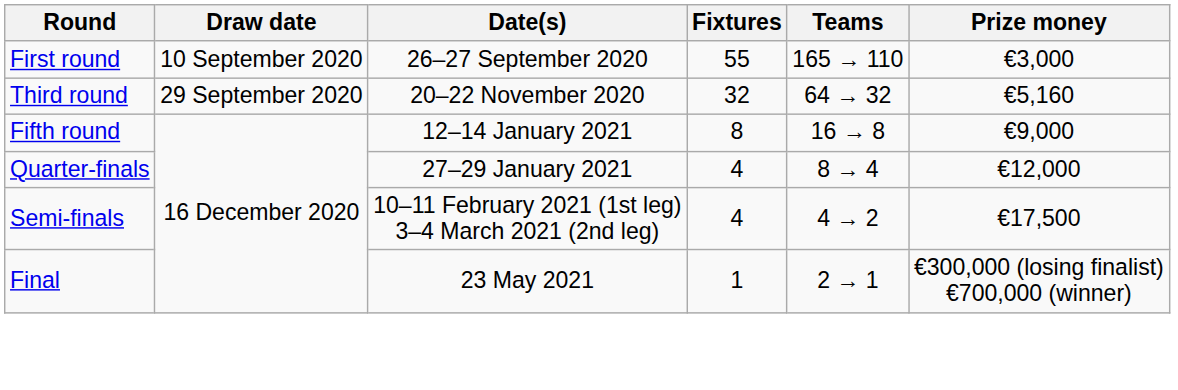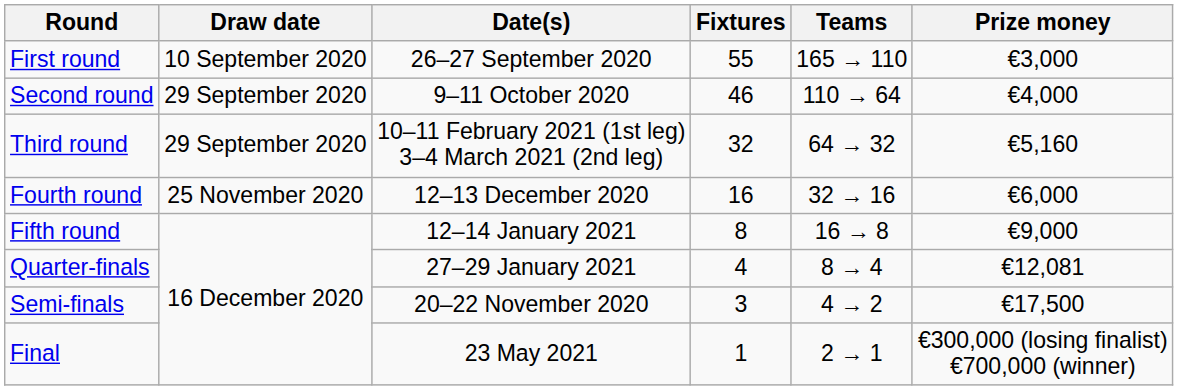+ row: (82, 95)
(527, 95) 20–22 November 2020 -> (531, 145) 10–11 February 2021 (1st leg) 3–4 March 2021 (2nd leg)
+ row: (76, 194)
(1039, 168) €12,000 -> (1043, 267) €12,081
(527, 218) 10–11 February 2021 (1st leg) 3–4 March 2021 (2nd leg) -> (531, 304) 20–22 November 2020
(737, 218) 4 -> (741, 304) 3
